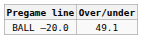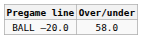(107, 27) 49.1 -> (107, 27) 58.0
